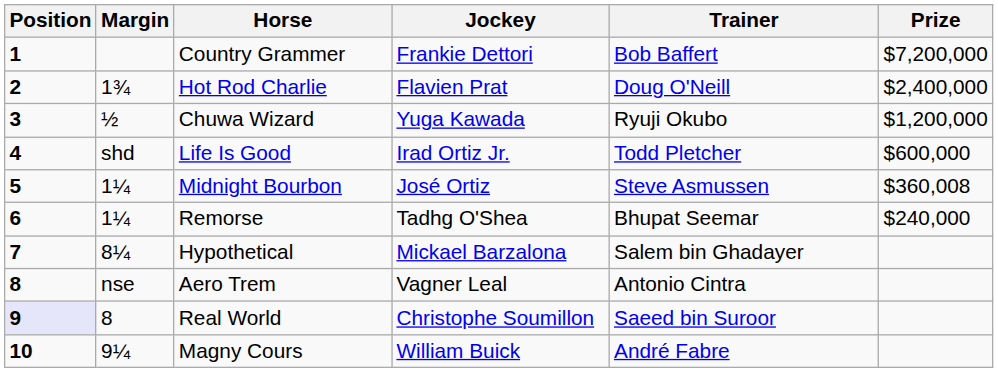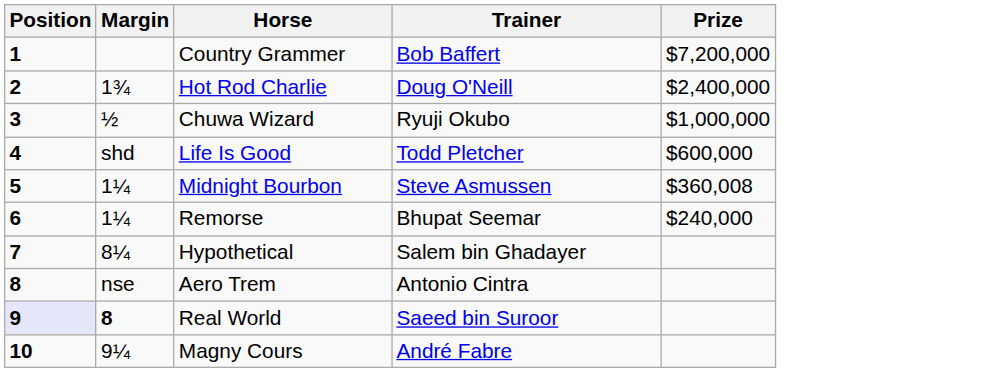- column: (500, 20)
(936, 119) $1,200,000 -> (718, 119) $1,000,000
(107, 317) normal -> (107, 317) bold
